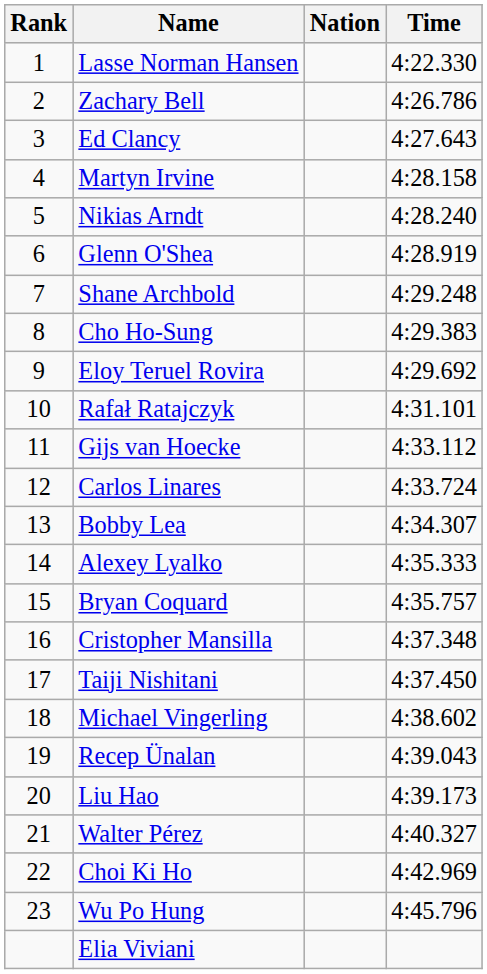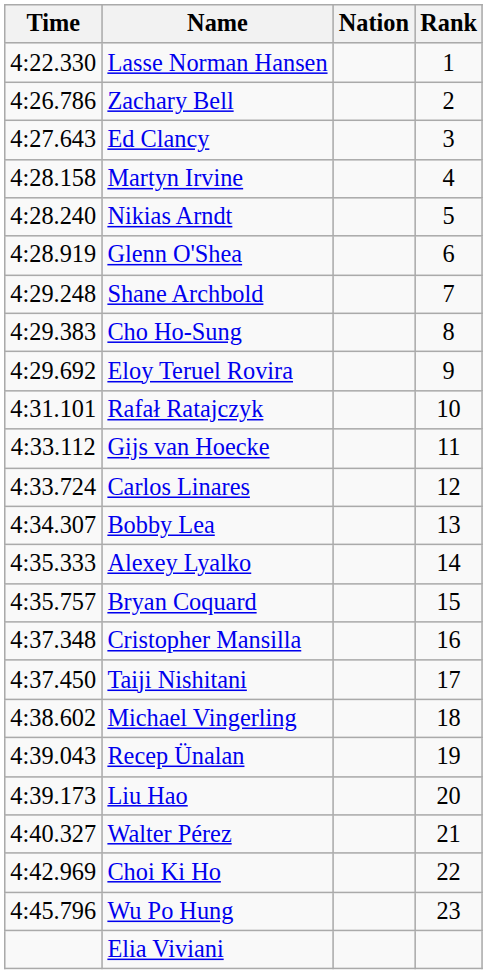columns swapped: (39, 23) <-> (434, 23)
